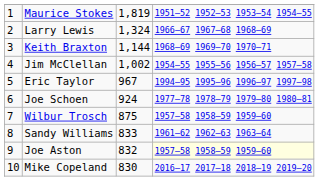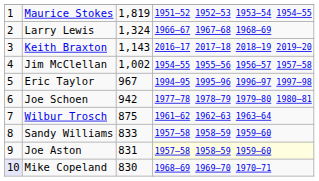(134, 47) 1,144 -> (134, 47) 1,143
(213, 47) 1968–69 1969–70 1970–71 -> (233, 47) 2016–17 2017–18 2018–19 2019–20
(128, 99) 924 -> (128, 99) 942
(213, 116) 1957–58 1958–59 1959–60 -> (213, 116) 1961–62 1962–63 1963–64
(213, 133) 1961–62 1962–63 1963–64 -> (213, 133) 1957–58 1958–59 1959–60
(128, 150) 832 -> (128, 150) 831
(13, 167) no background -> (13, 167) lavender background
(233, 167) 2016–17 2017–18 2018–19 2019–20 -> (213, 167) 1968–69 1969–70 1970–71
